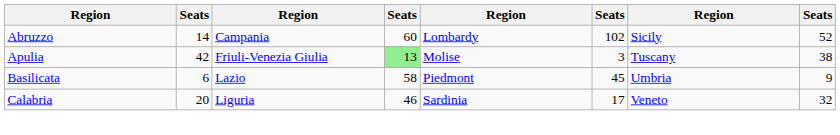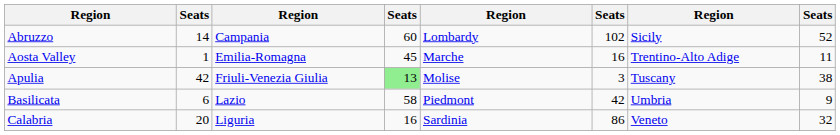+ row: (41, 57)
(618, 78) 45 -> (618, 99) 42
(410, 99) 46 -> (410, 120) 16
(618, 99) 17 -> (618, 120) 86
